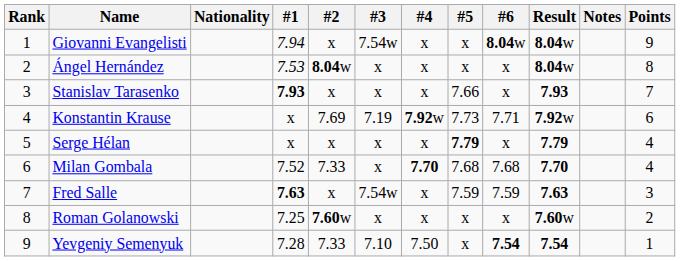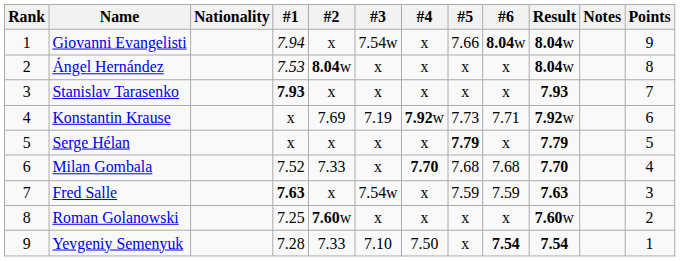(465, 42) x -> (465, 42) 7.66
(465, 92) 7.66 -> (465, 92) x
(649, 142) 4 -> (649, 142) 5
